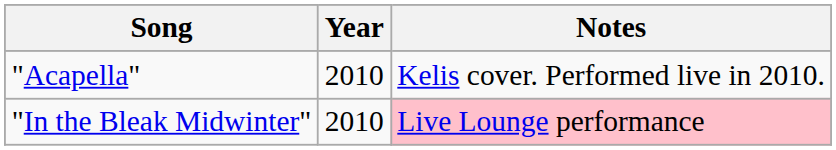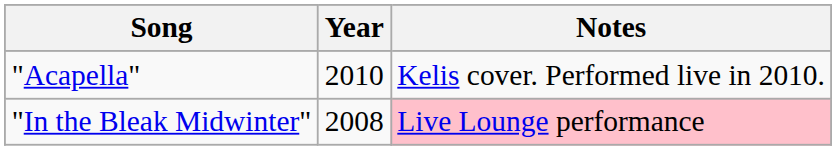(354, 121) 2010 -> (354, 121) 2008
